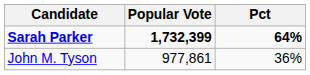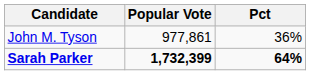rows swapped: (50, 37) <-> (52, 59)
